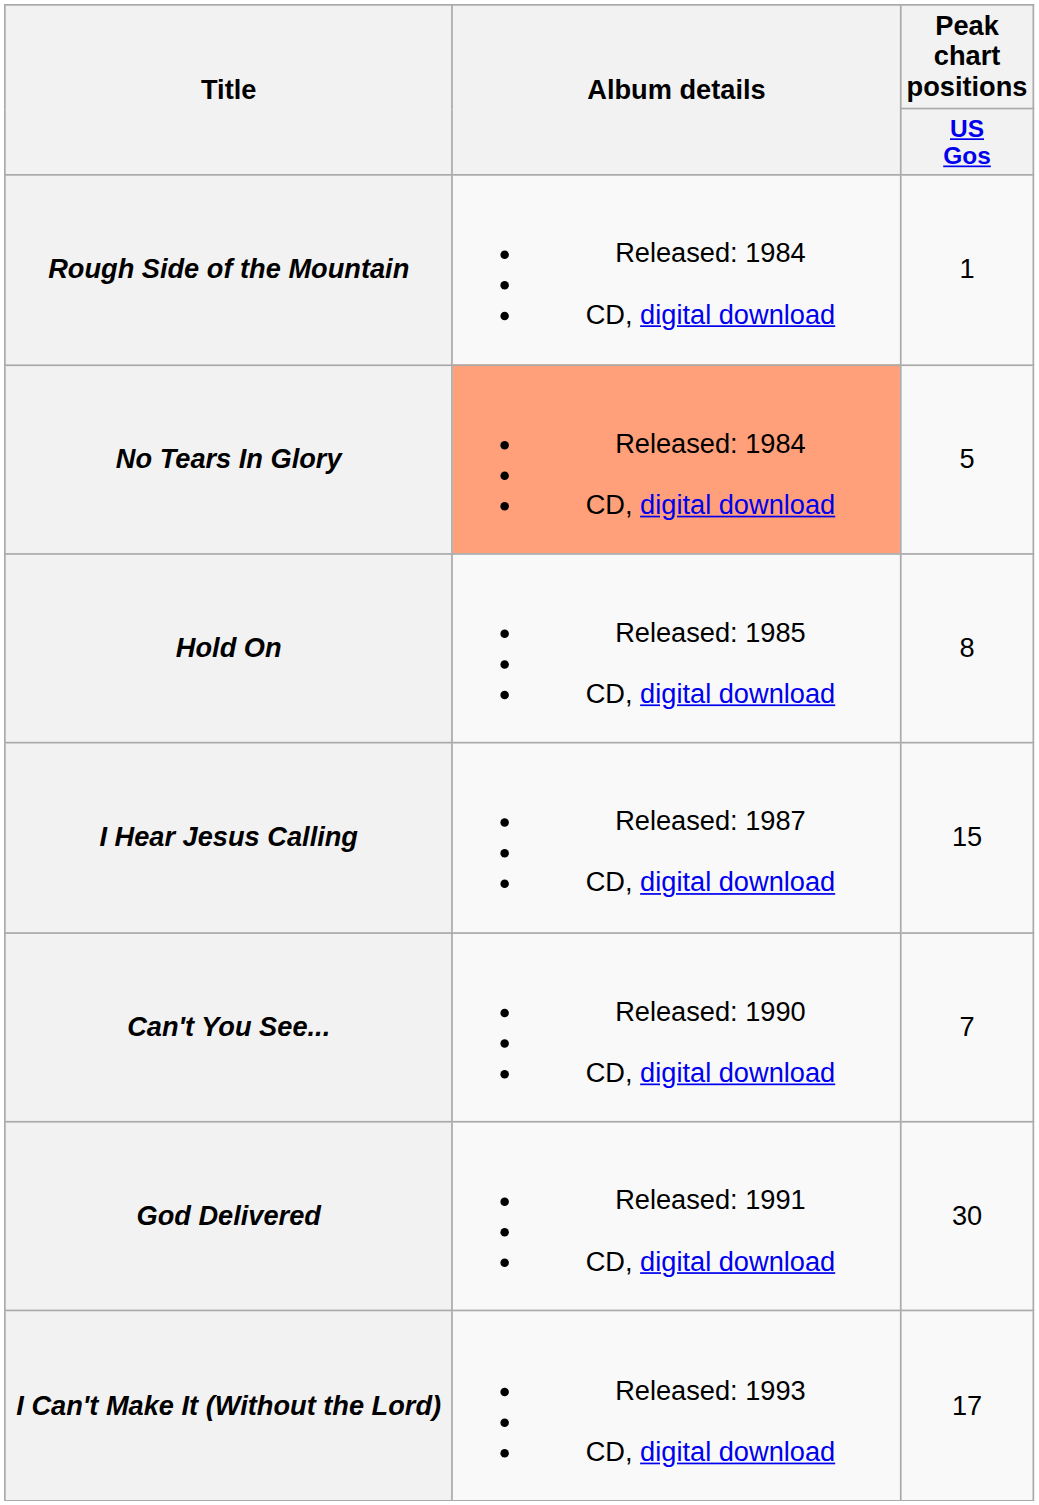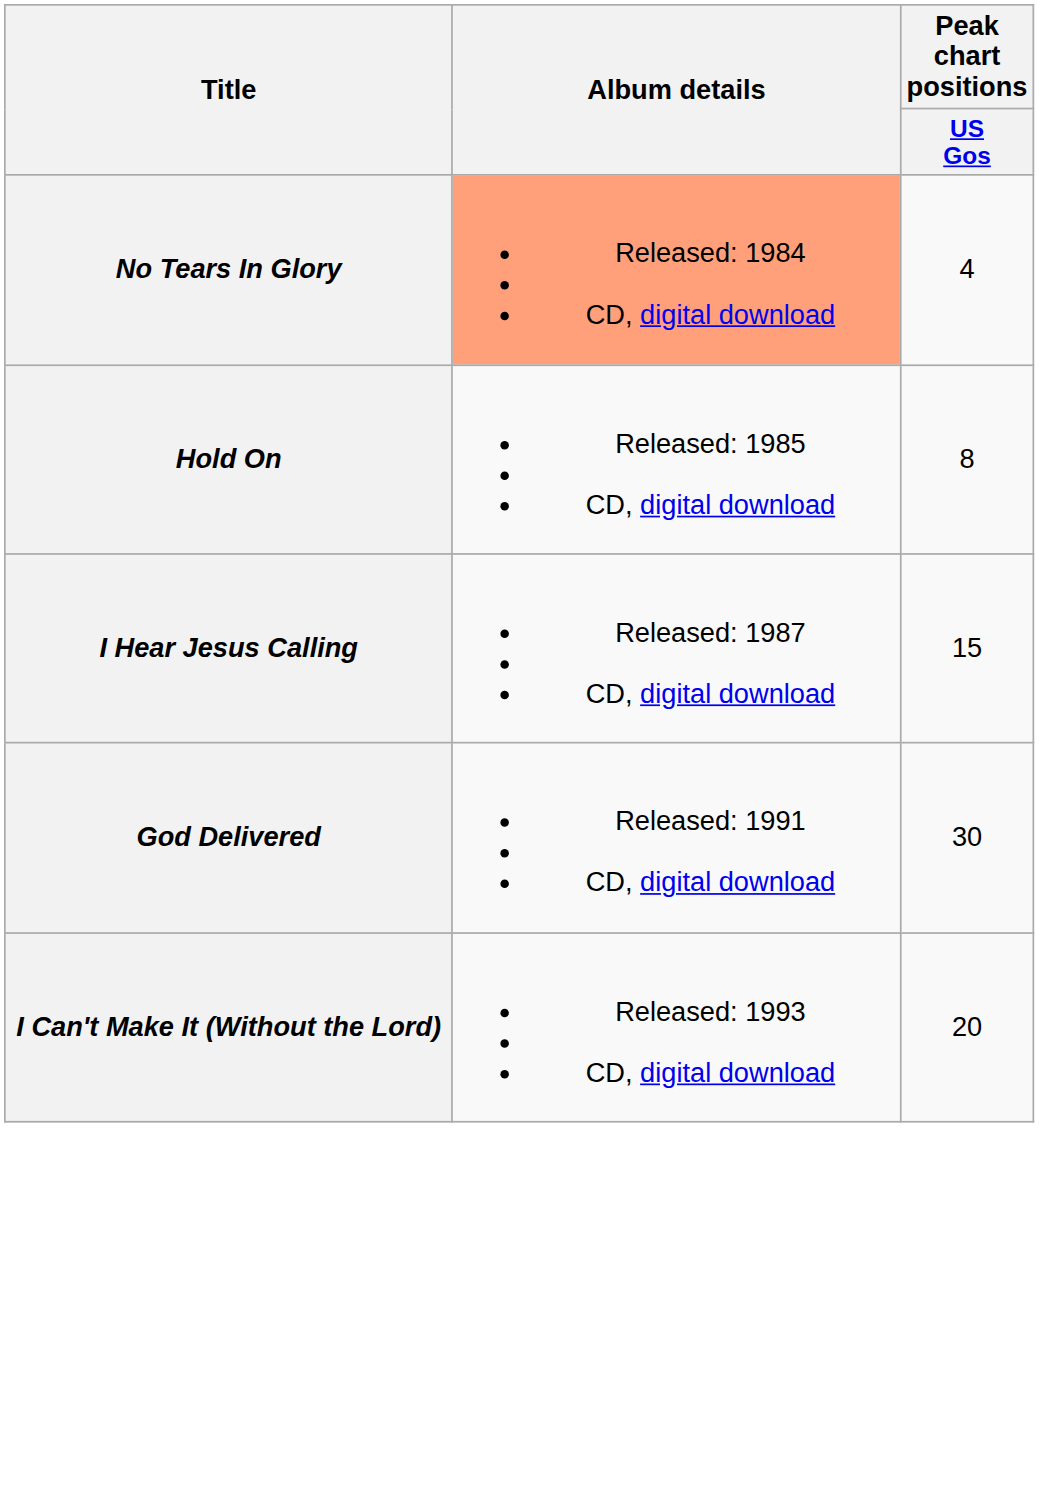- row: (229, 269)
(967, 458) 5 -> (967, 269) 4
- row: (229, 1026)
(967, 1405) 17 -> (967, 1026) 20
